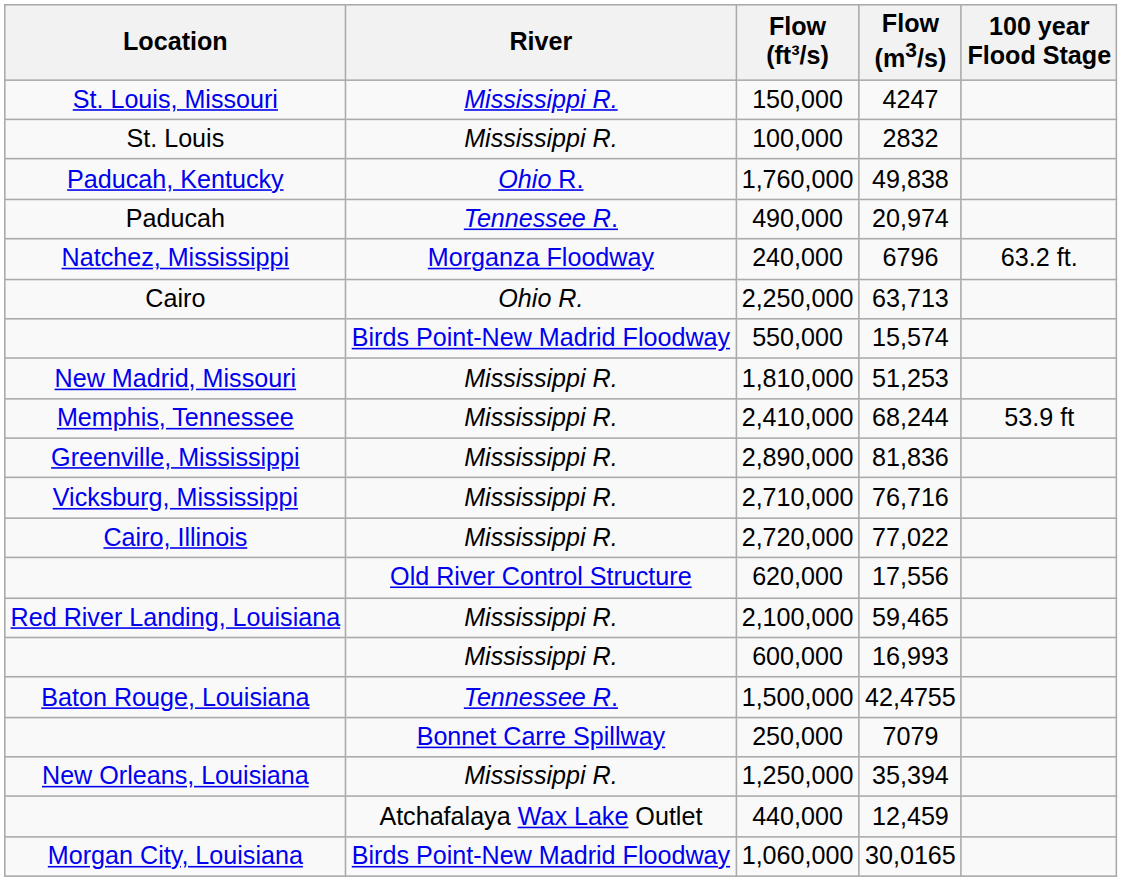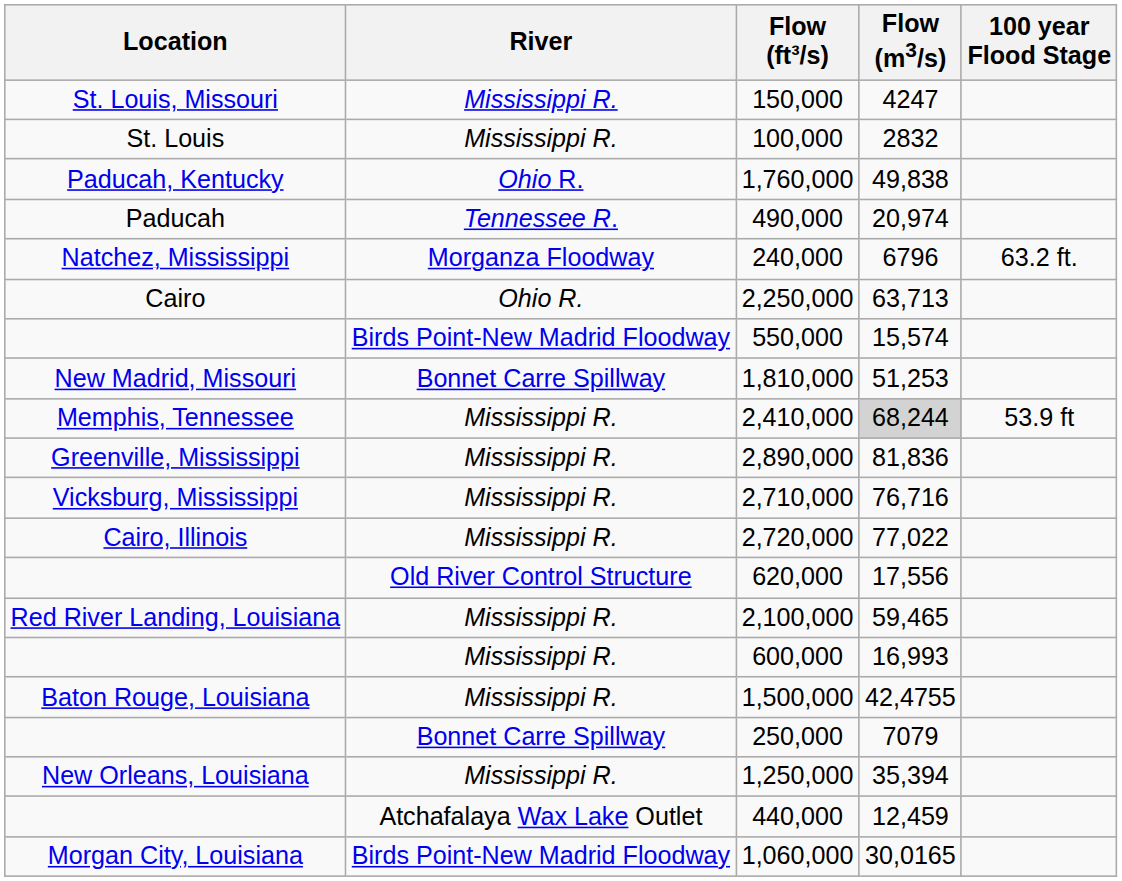(541, 378) Mississippi R. -> (541, 378) Bonnet Carre Spillway
(910, 418) no background -> (910, 418) lightgrey background
(541, 696) Tennessee R. -> (541, 696) Mississippi R.
